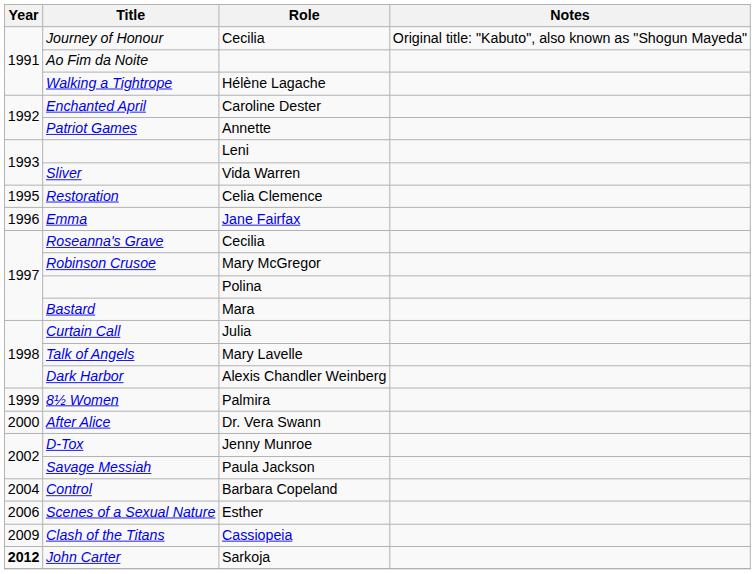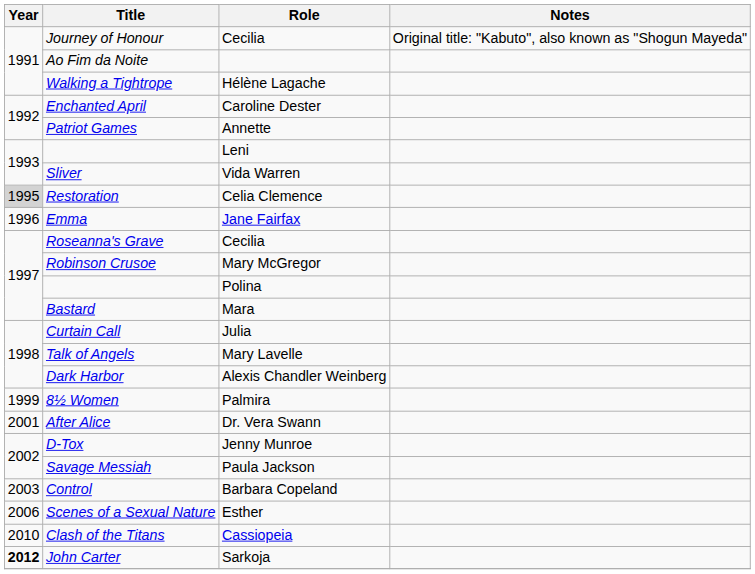(24, 196) no background -> (24, 196) lightgrey background
(24, 422) 2000 -> (24, 422) 2001
(24, 490) 2004 -> (24, 490) 2003
(24, 535) 2009 -> (24, 535) 2010
